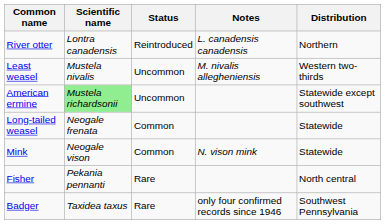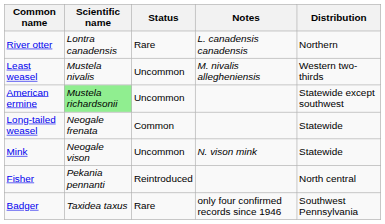(163, 44) Reintroduced -> (145, 44) Rare
(154, 152) Common -> (159, 152) Uncommon
(145, 179) Rare -> (163, 179) Reintroduced
